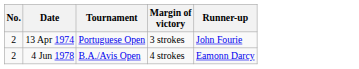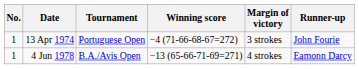+ column: (196, 18)
(14, 40) 2 -> (14, 40) 1
(14, 56) 2 -> (14, 56) 1
